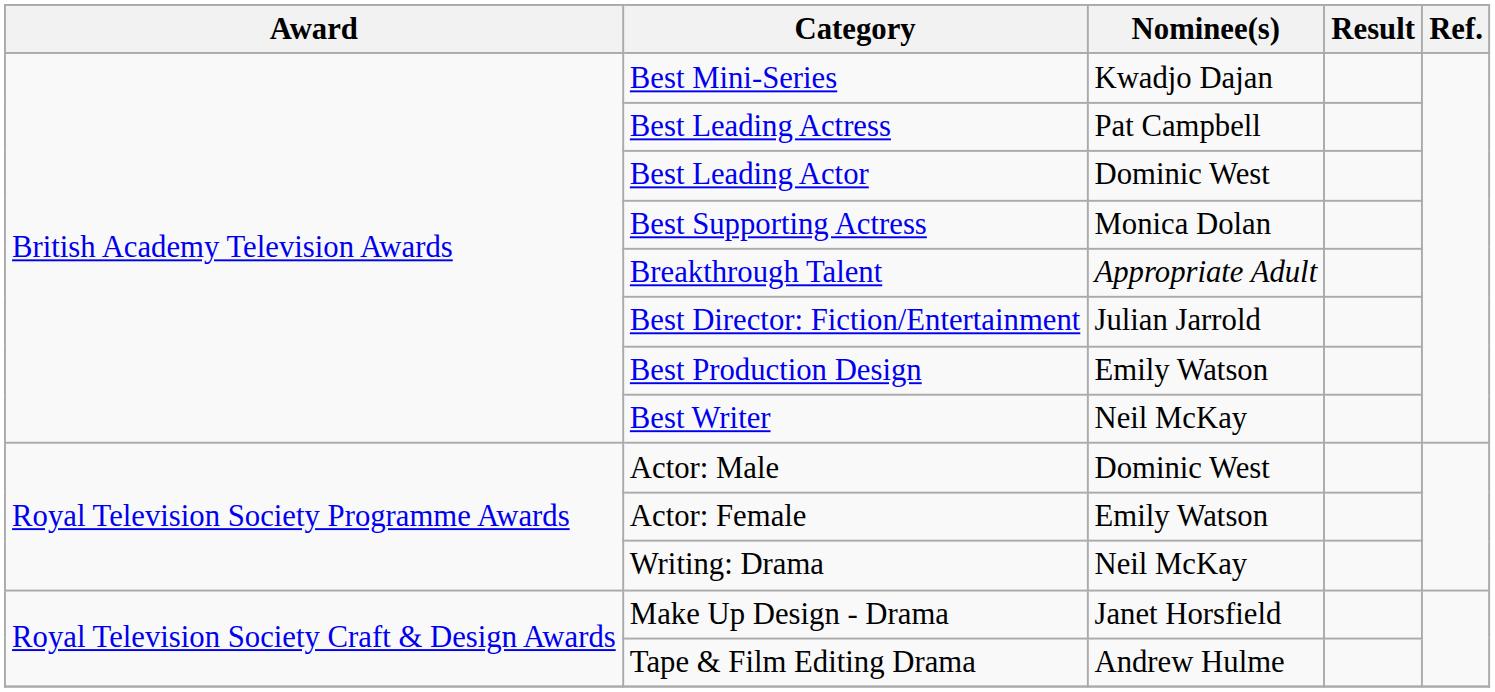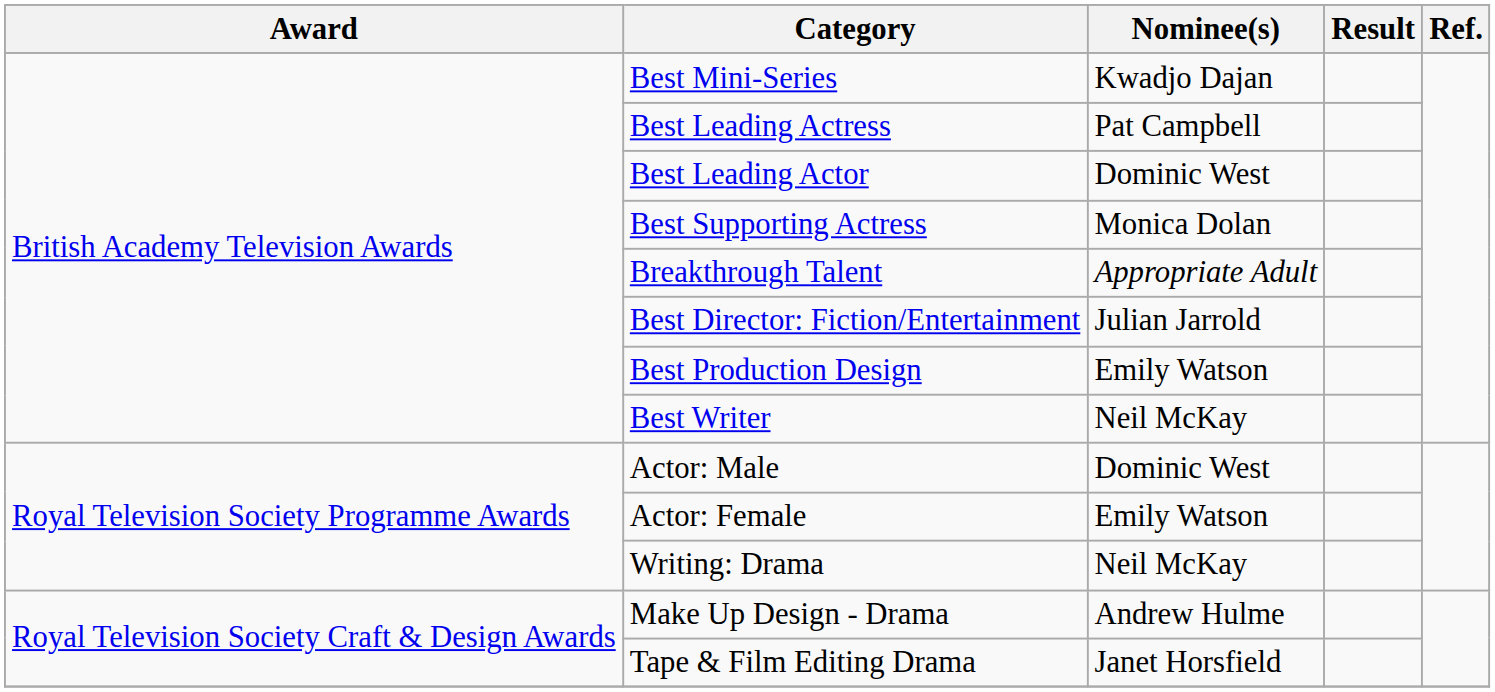(1188, 613) Janet Horsfield -> (1190, 613) Andrew Hulme
(1190, 662) Andrew Hulme -> (1188, 662) Janet Horsfield
